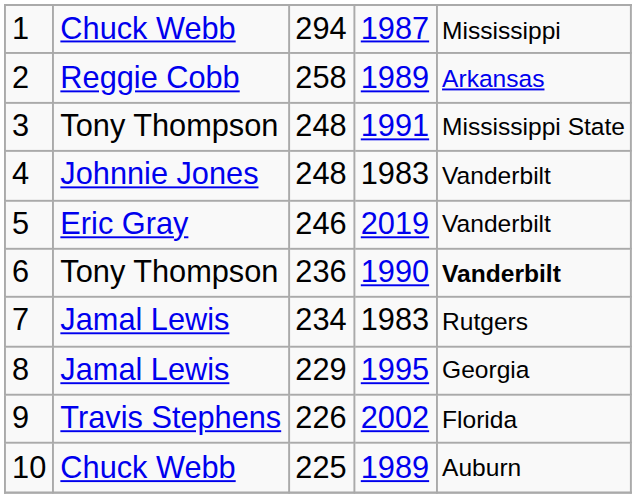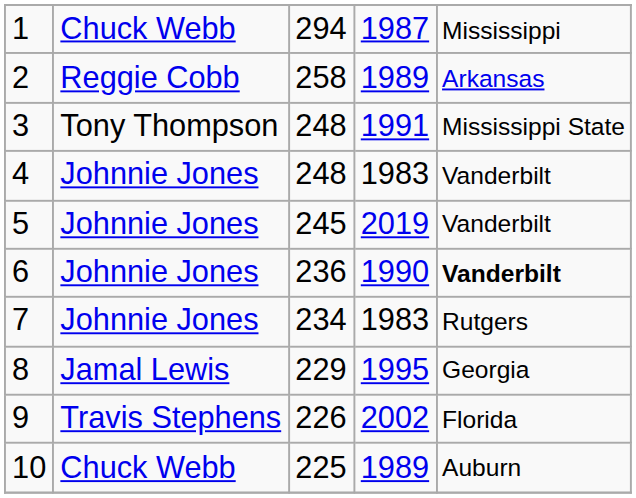(124, 223) Eric Gray -> (159, 223) Johnnie Jones
(321, 223) 246 -> (321, 223) 245
(169, 272) Tony Thompson -> (159, 272) Johnnie Jones
(145, 321) Jamal Lewis -> (159, 321) Johnnie Jones
